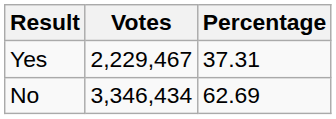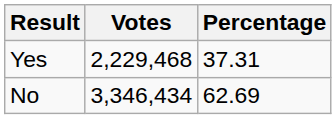(141, 58) 2,229,467 -> (141, 58) 2,229,468
